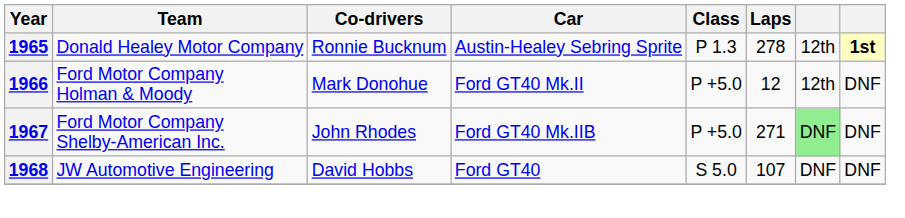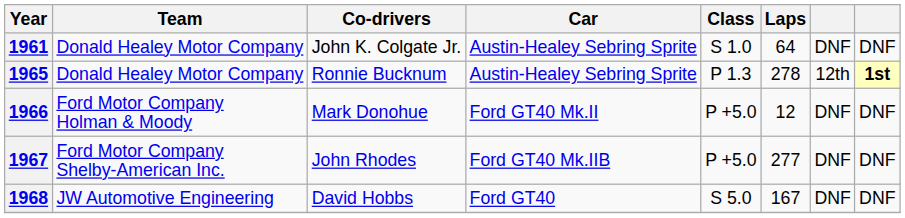+ row: (28, 47)
(818, 85) 12th -> (833, 113) DNF
(771, 132) 271 -> (785, 160) 277
(818, 132) lightgreen background -> (833, 160) no background
(771, 170) 107 -> (785, 198) 167
